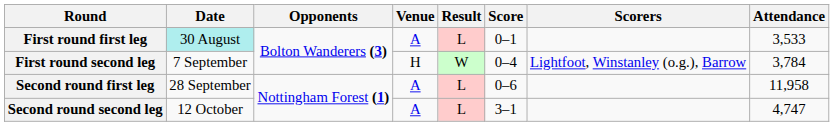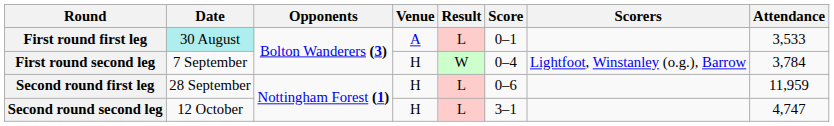(415, 86) A -> (415, 86) H
(789, 86) 11,958 -> (789, 86) 11,959
(415, 109) A -> (415, 109) H
